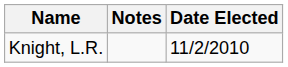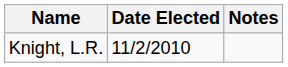columns swapped: (224, 18) <-> (137, 18)
